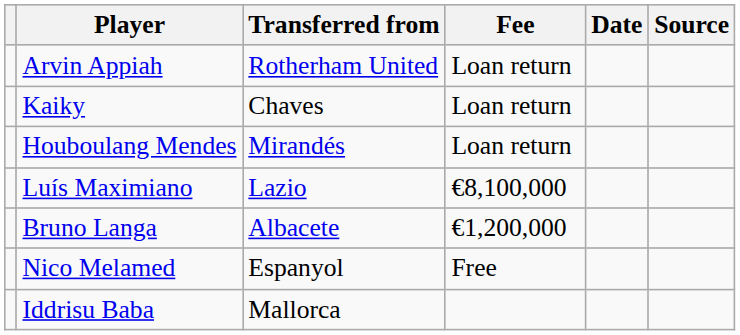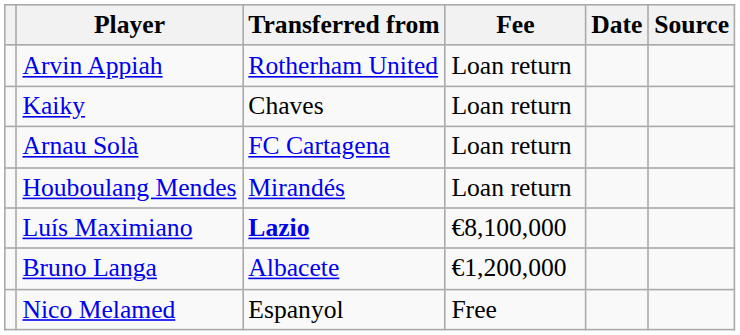+ row: (80, 146)
(277, 187) normal -> (279, 227) bold
- row: (88, 308)
